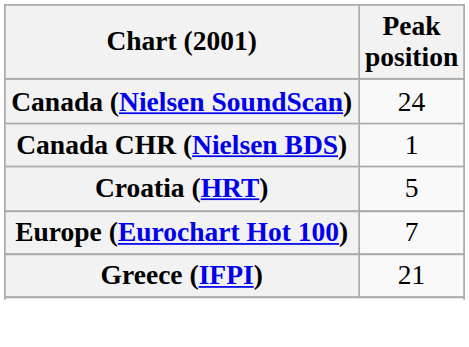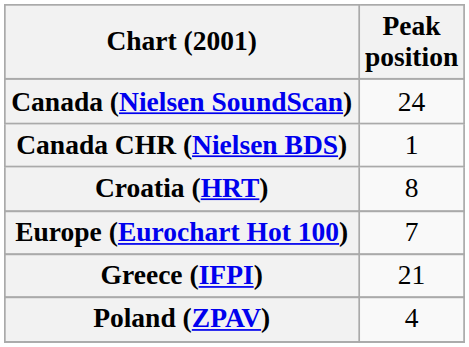(412, 188) 5 -> (412, 188) 8
+ row: (182, 319)
